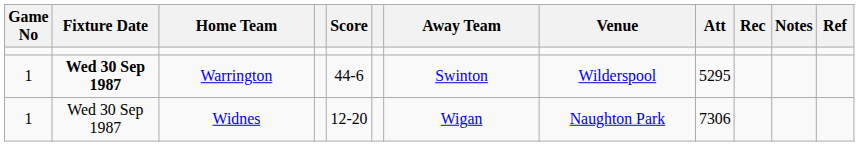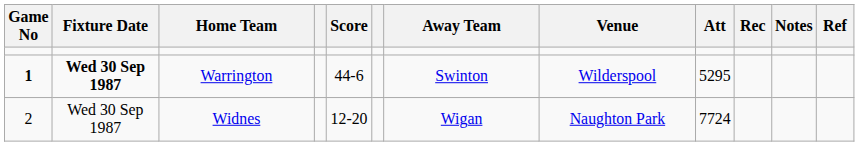(28, 76) normal -> (28, 76) bold
(28, 119) 1 -> (28, 119) 2
(715, 119) 7306 -> (715, 119) 7724
